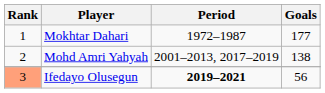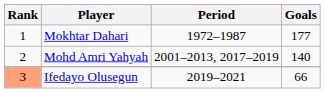(301, 56) 138 -> (301, 56) 140
(216, 77) bold -> (216, 77) normal
(301, 77) 56 -> (301, 77) 66
